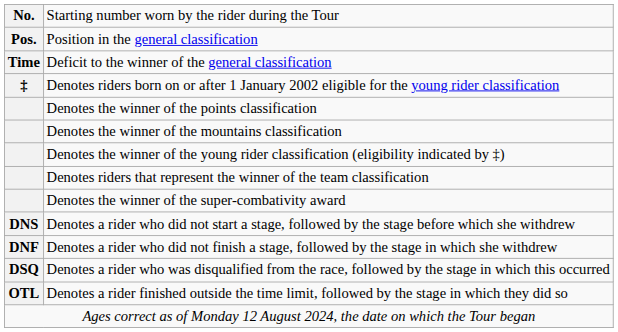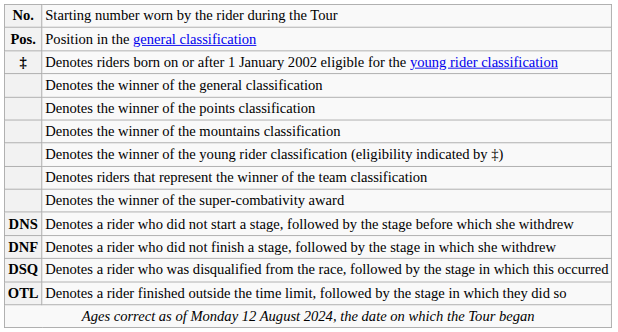- row: (189, 62)
+ row: (184, 85)
